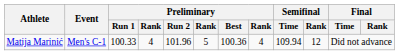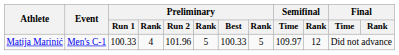(233, 42) 100.36 -> (233, 42) 100.33
(261, 42) 4 -> (261, 42) 5
(289, 42) 109.94 -> (289, 42) 109.97
